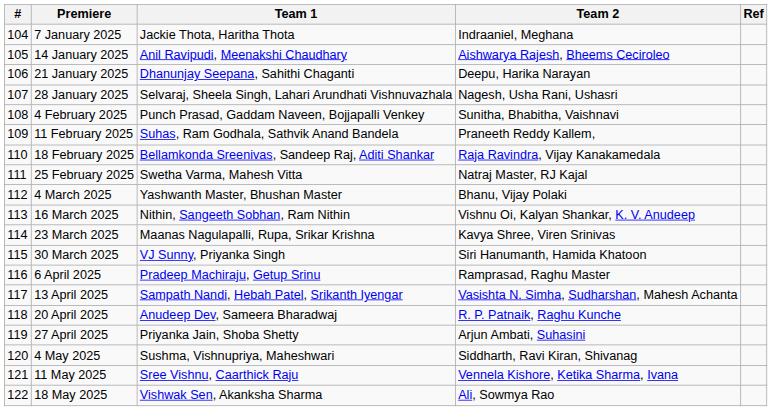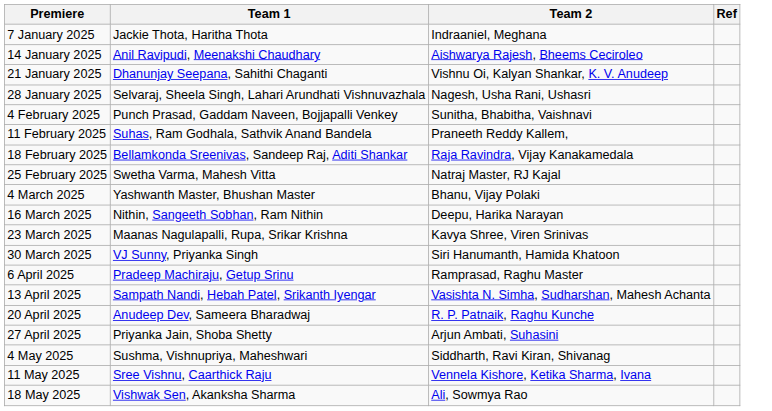- column: (18, 14)
(524, 74) Deepu, Harika Narayan -> (550, 74) Vishnu Oi, Kalyan Shankar, K. V. Anudeep
(577, 214) Vishnu Oi, Kalyan Shankar, K. V. Anudeep -> (497, 214) Deepu, Harika Narayan
